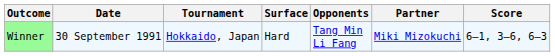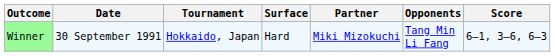columns swapped: (418, 13) <-> (341, 13)
